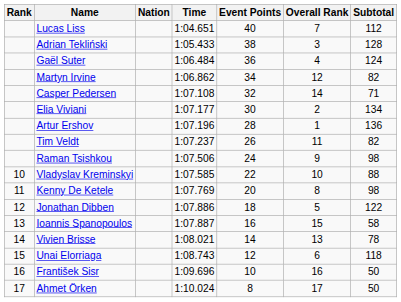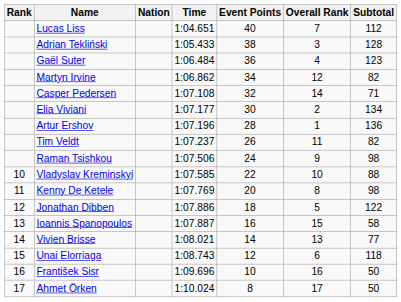(374, 61) 124 -> (374, 61) 123
(374, 239) 78 -> (374, 239) 77
